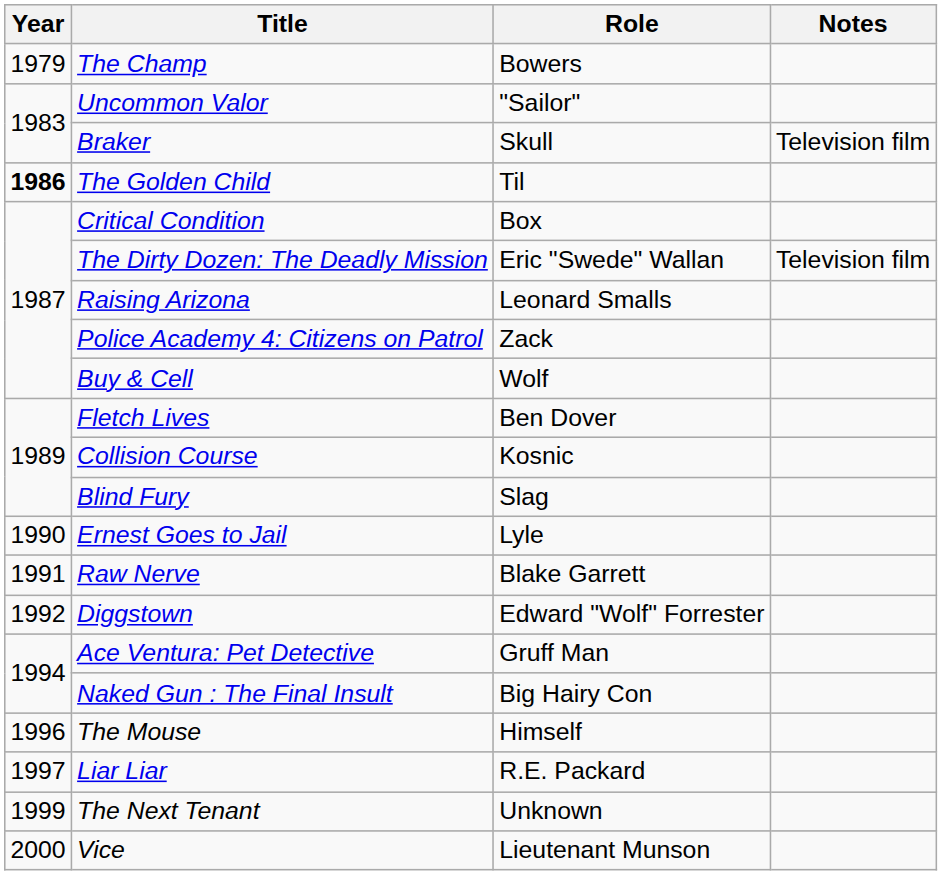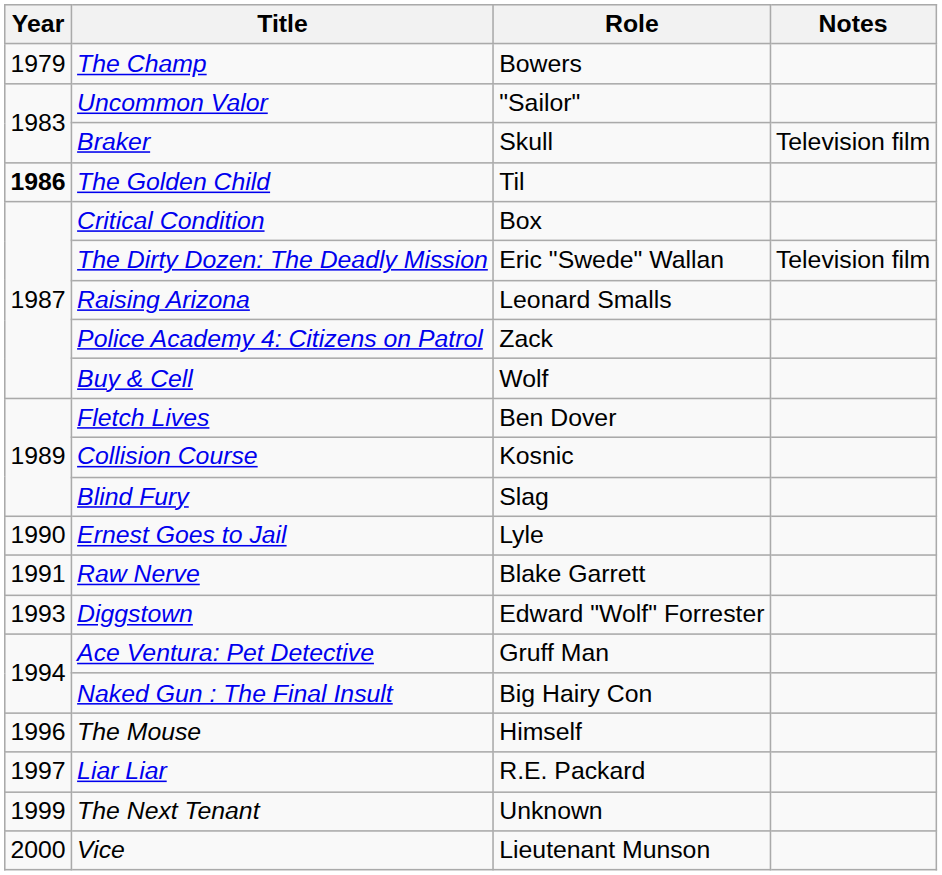(38, 614) 1992 -> (38, 614) 1993
